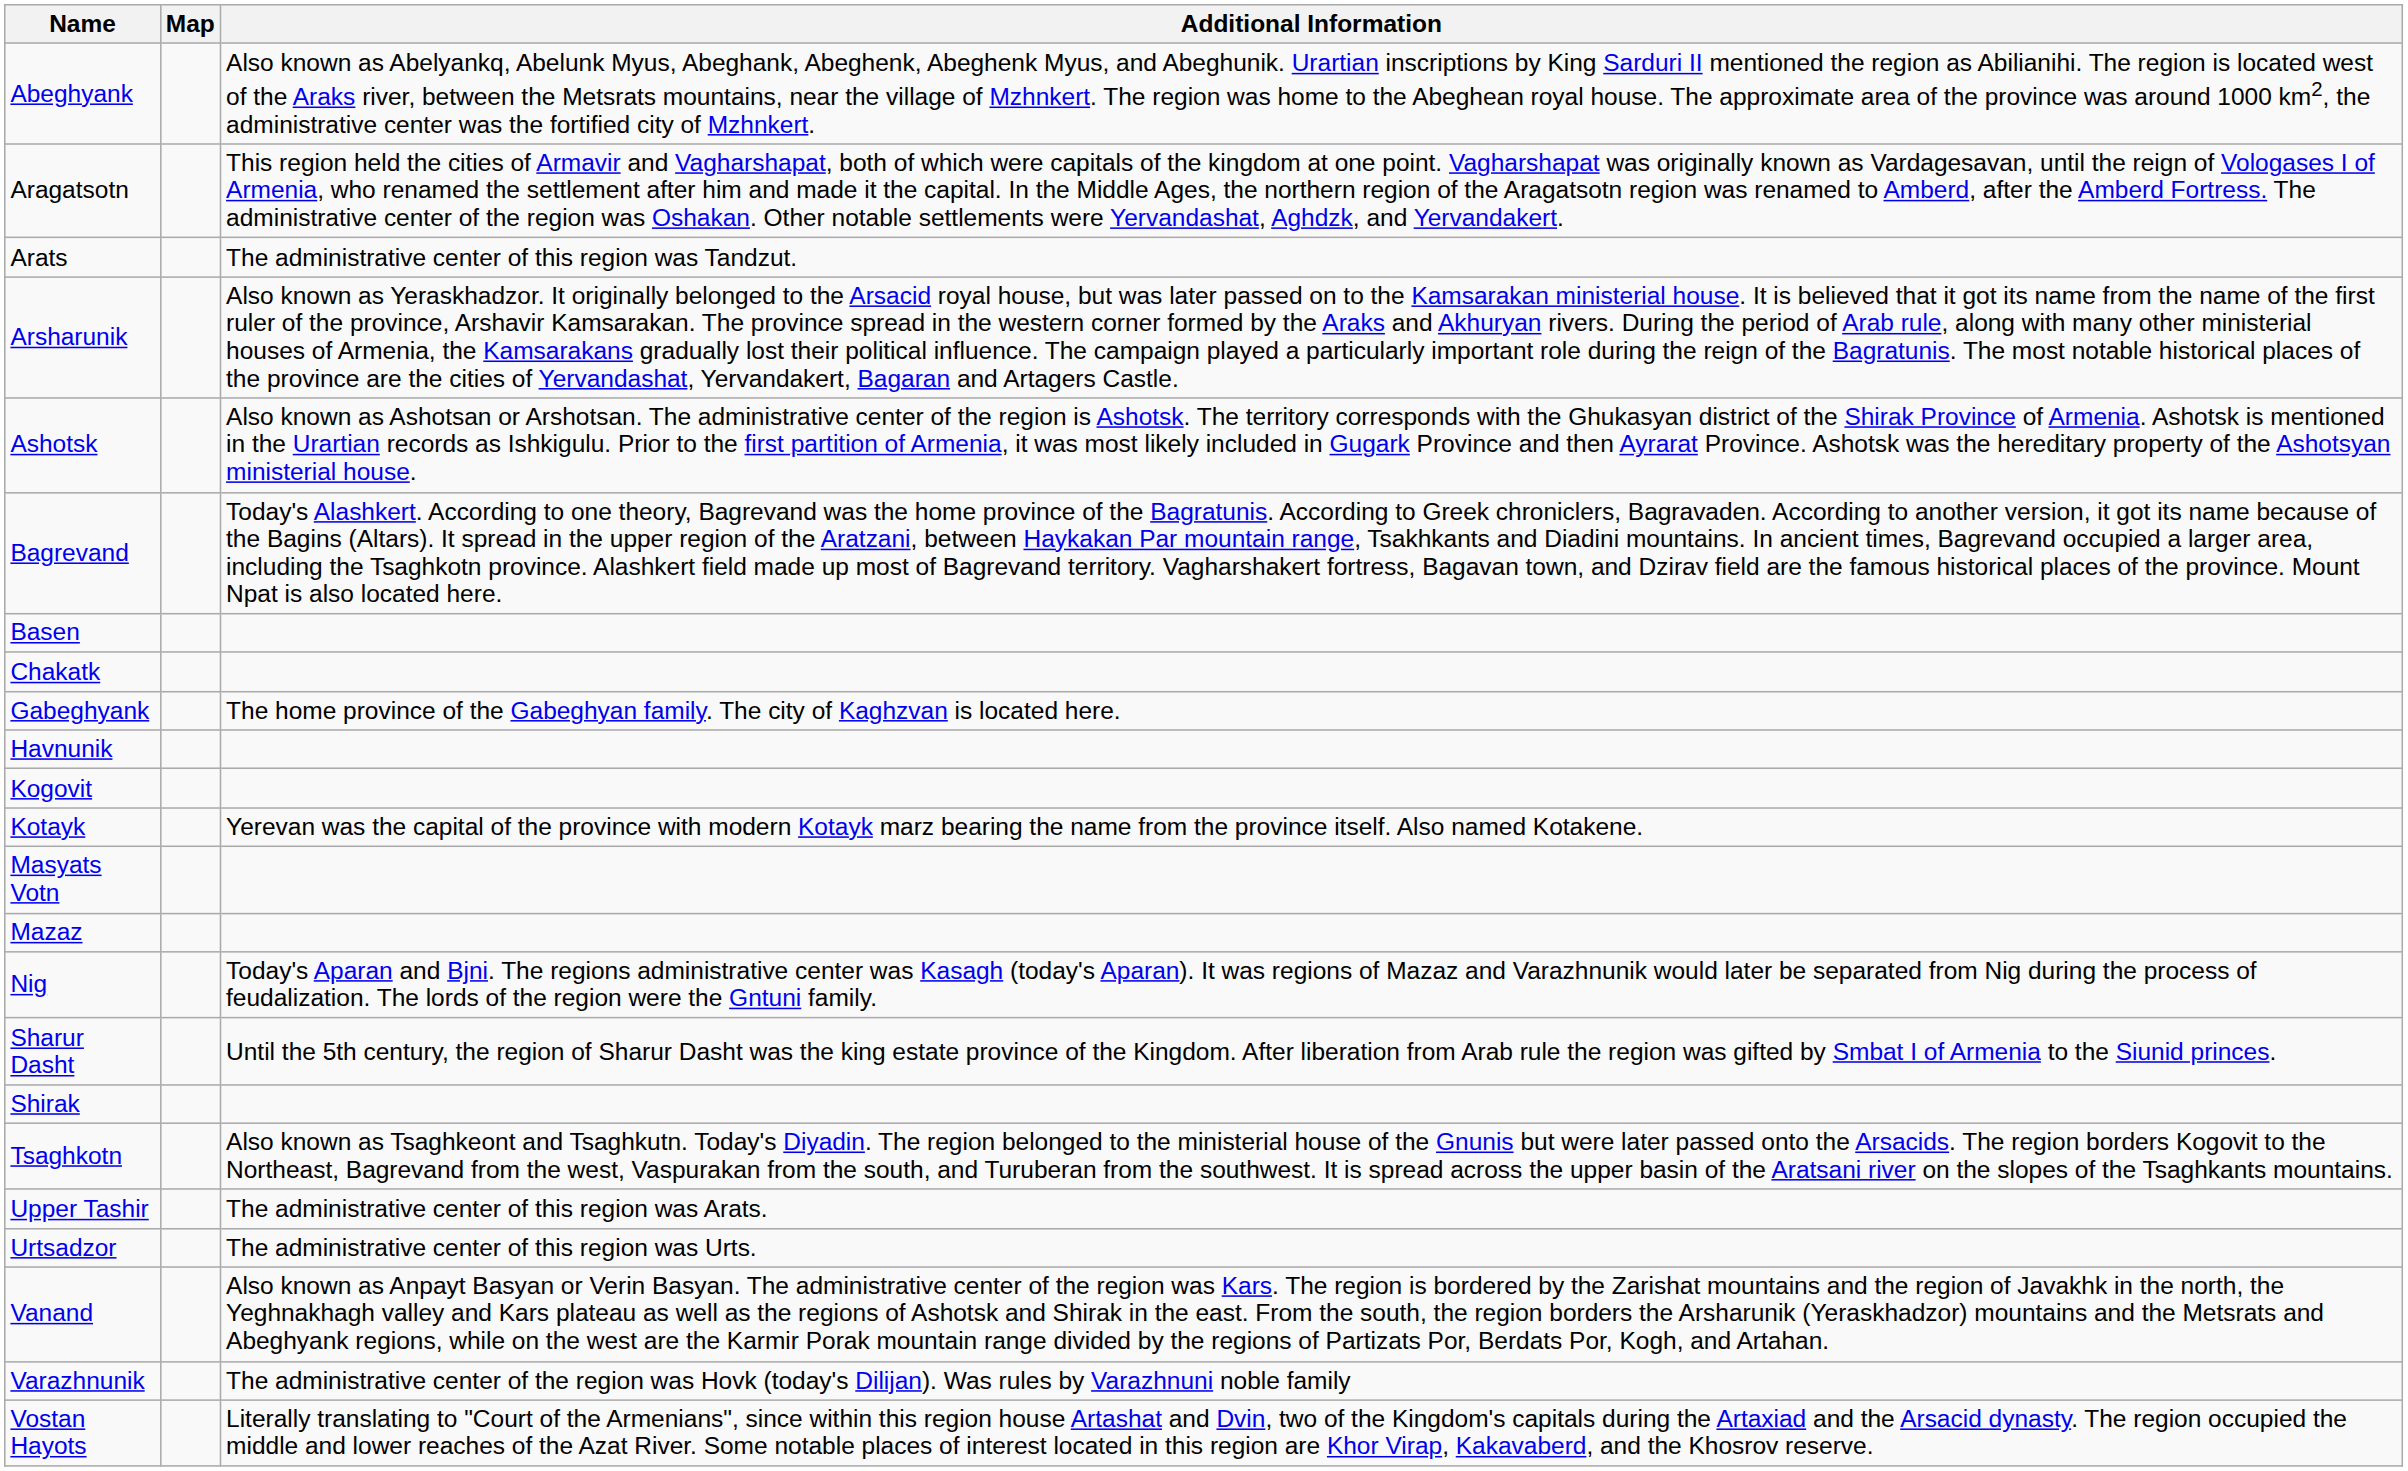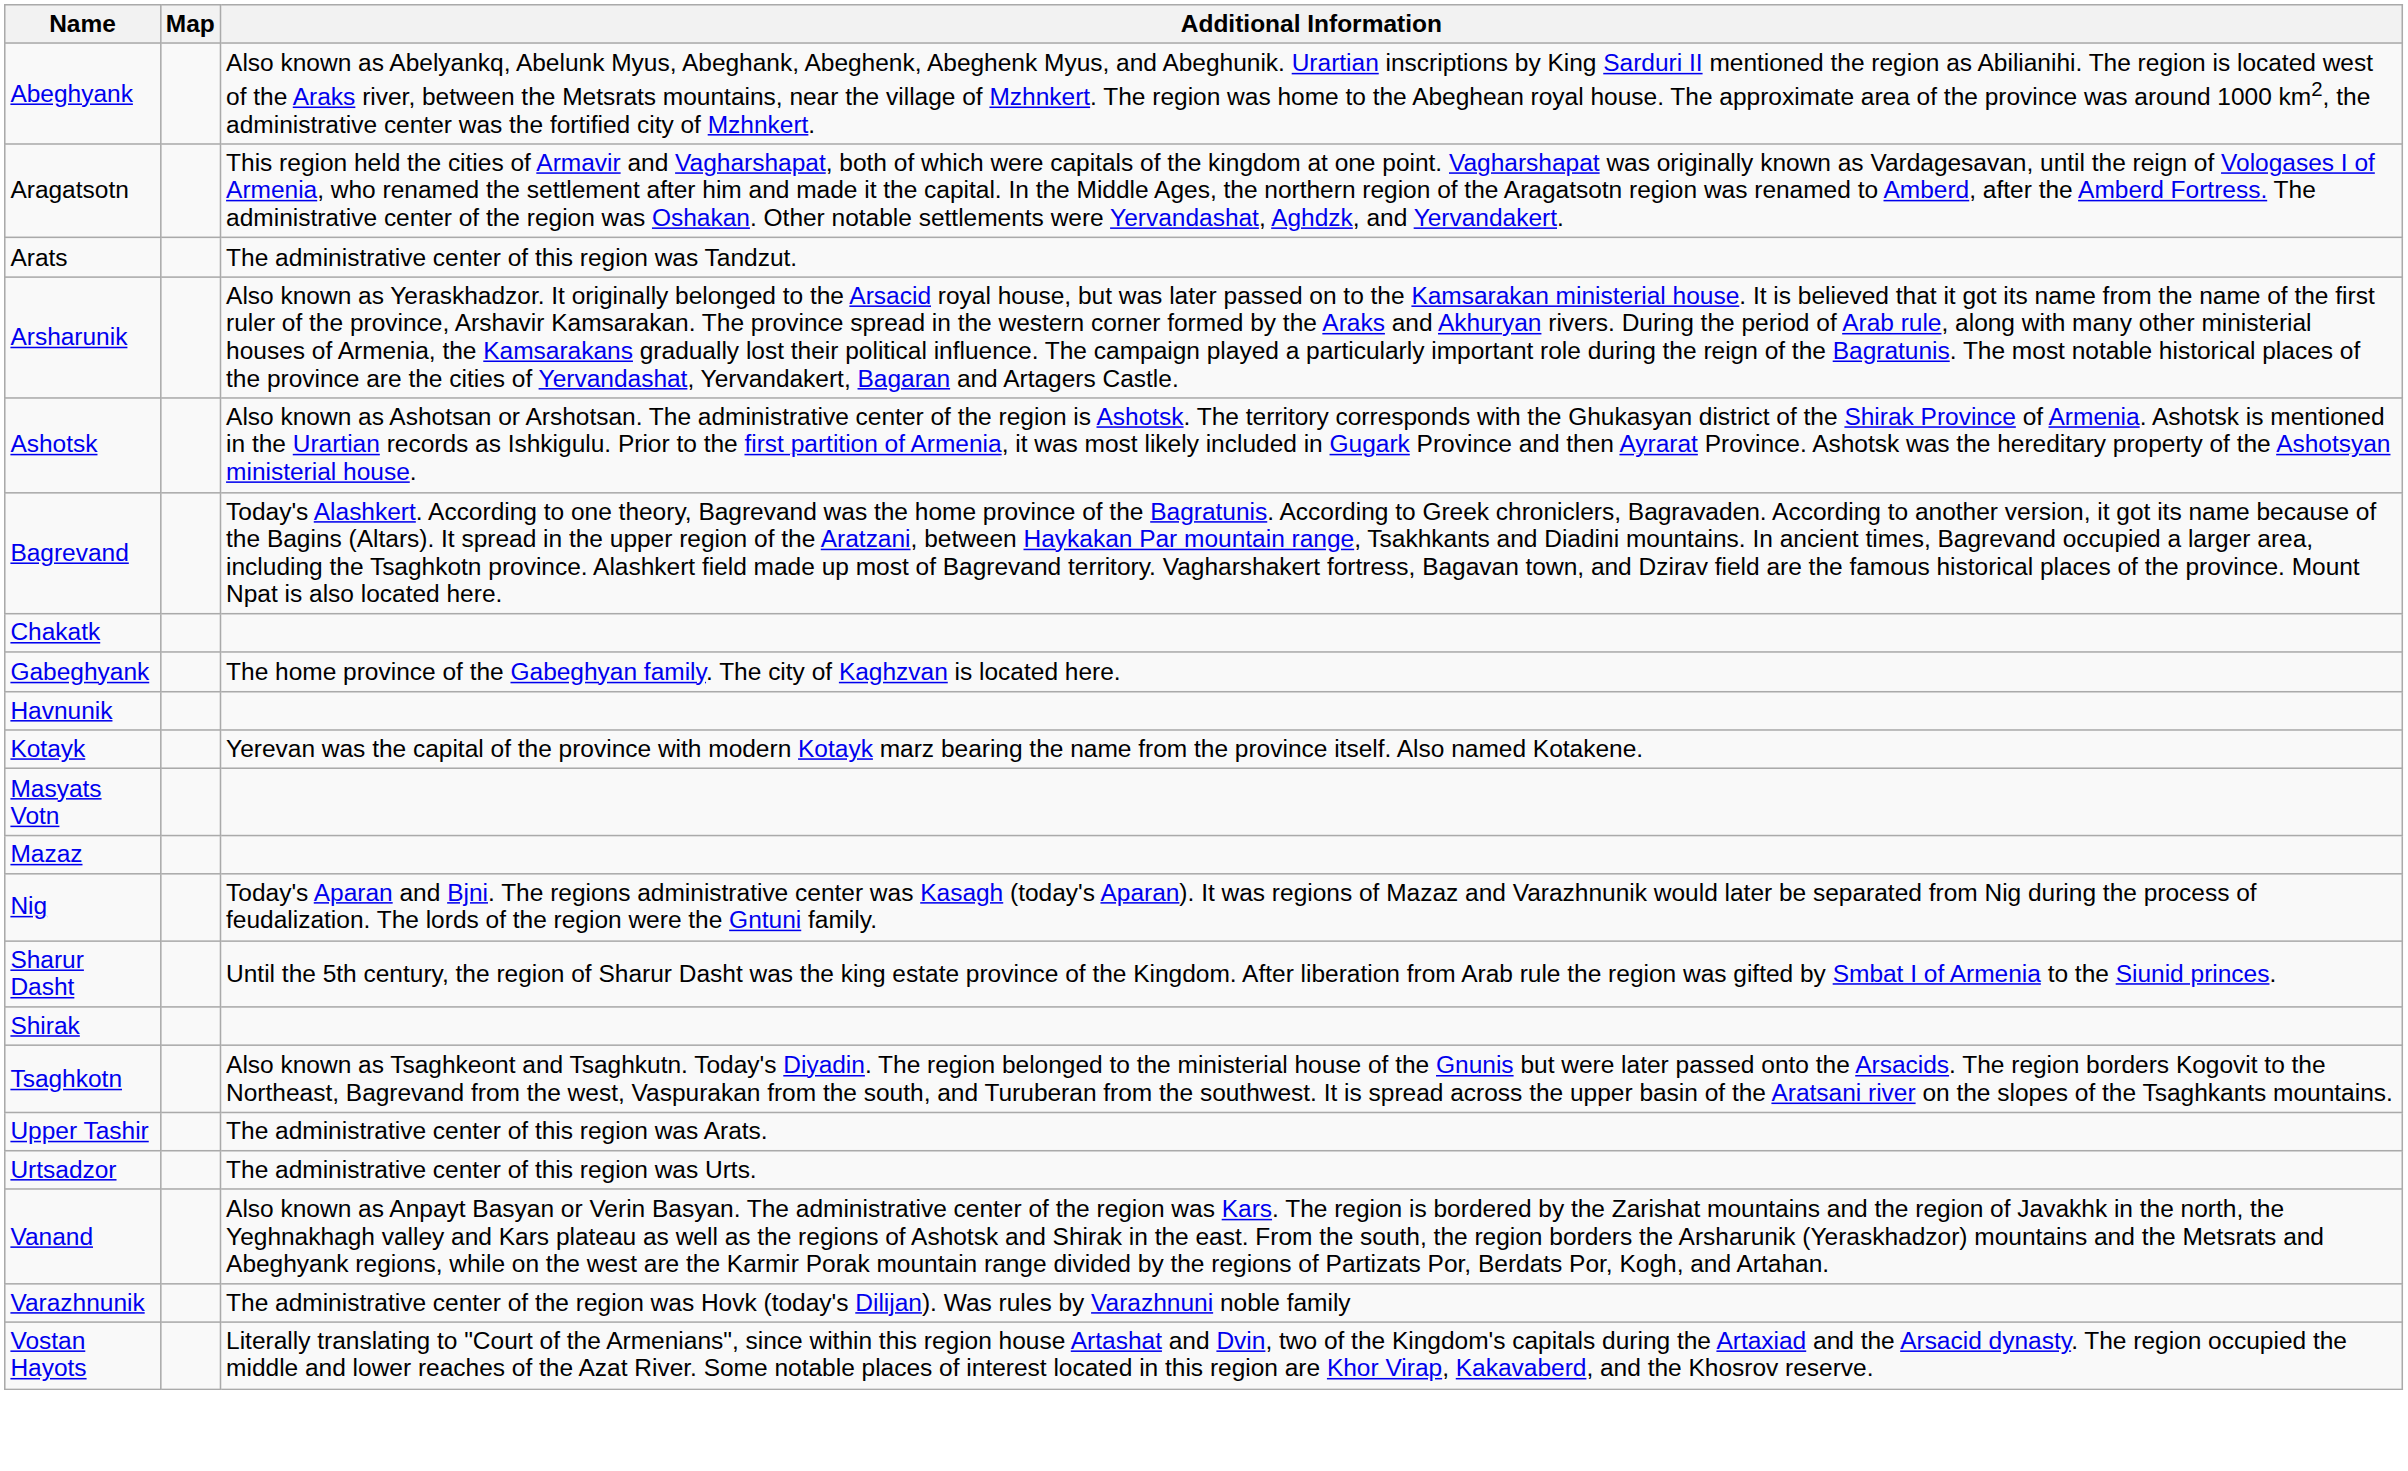- row: (45, 632)
- row: (51, 788)
